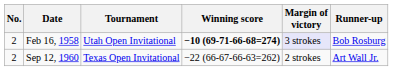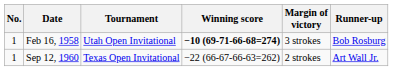(14, 41) 2 -> (14, 41) 1
(303, 41) lavender background -> (303, 41) no background
(14, 57) 2 -> (14, 57) 1
